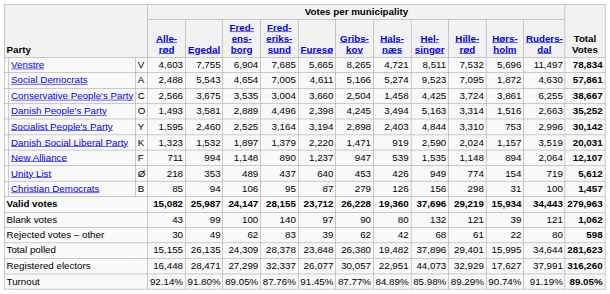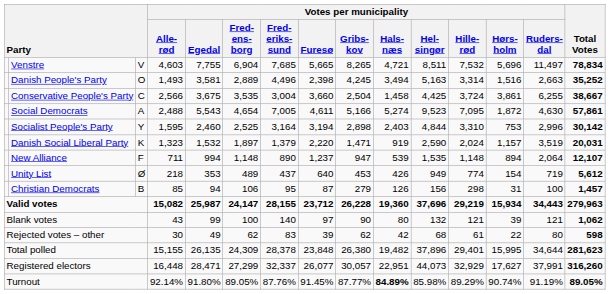rows swapped: (49, 80) <-> (59, 111)
(392, 281) normal -> (392, 281) bold
